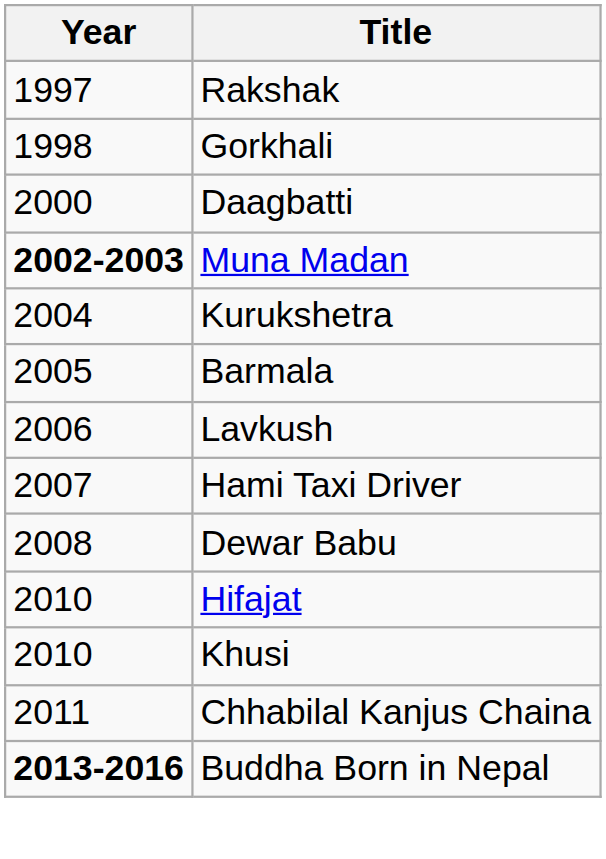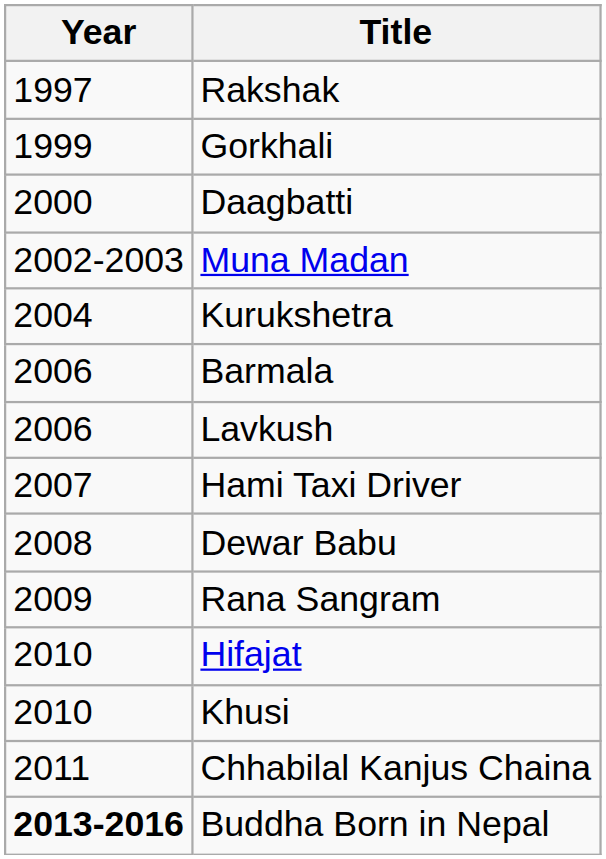(53, 145) 1998 -> (53, 145) 1999
(99, 259) bold -> (99, 259) normal
(53, 372) 2005 -> (53, 372) 2006
+ row: (320, 598)
